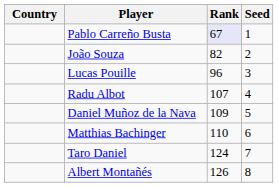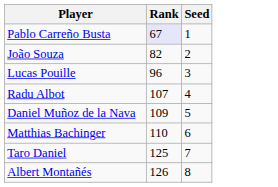- column: (35, 14)
(219, 152) 124 -> (159, 152) 125
